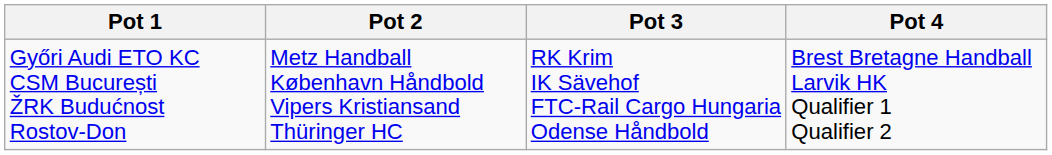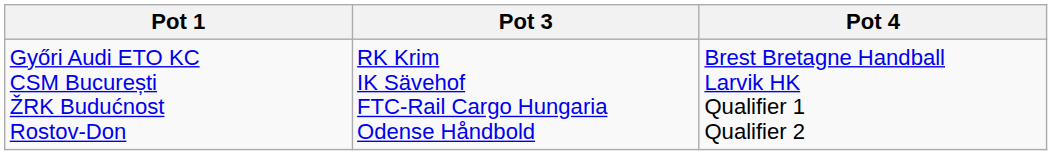- column: (395, 22)
